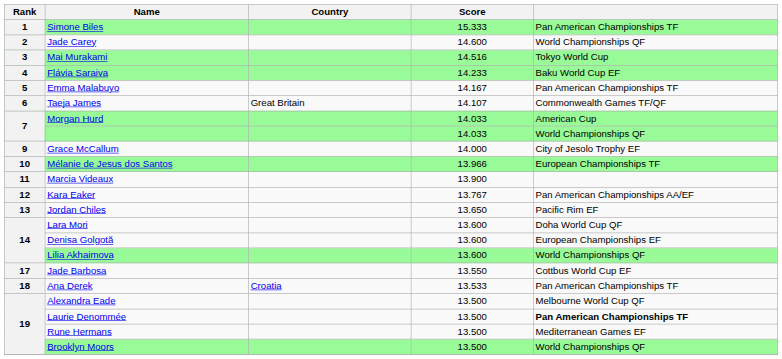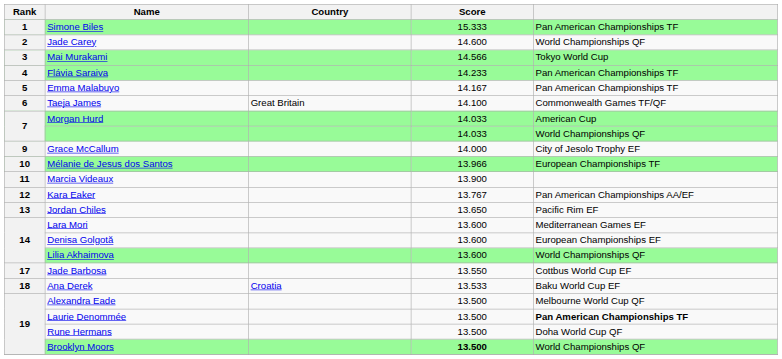(472, 57) 14.516 -> (472, 57) 14.566
(578, 73) Baku World Cup EF -> (607, 73) Pan American Championships TF
(472, 103) 14.107 -> (472, 103) 14.100
(579, 225) Doha World Cup QF -> (591, 225) Mediterranean Games EF
(607, 286) Pan American Championships TF -> (578, 286) Baku World Cup EF
(591, 331) Mediterranean Games EF -> (579, 331) Doha World Cup QF
(472, 347) normal -> (472, 347) bold
